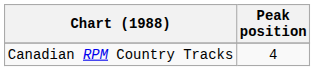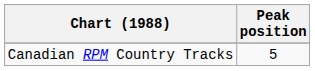(273, 55) 4 -> (273, 55) 5
